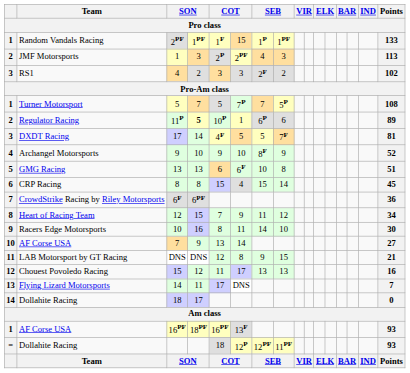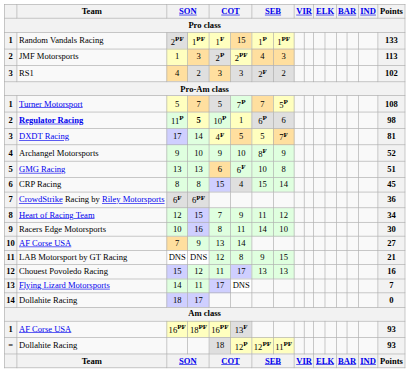(49, 120) normal -> (51, 120) bold
(391, 120) 89 -> (391, 120) 98
